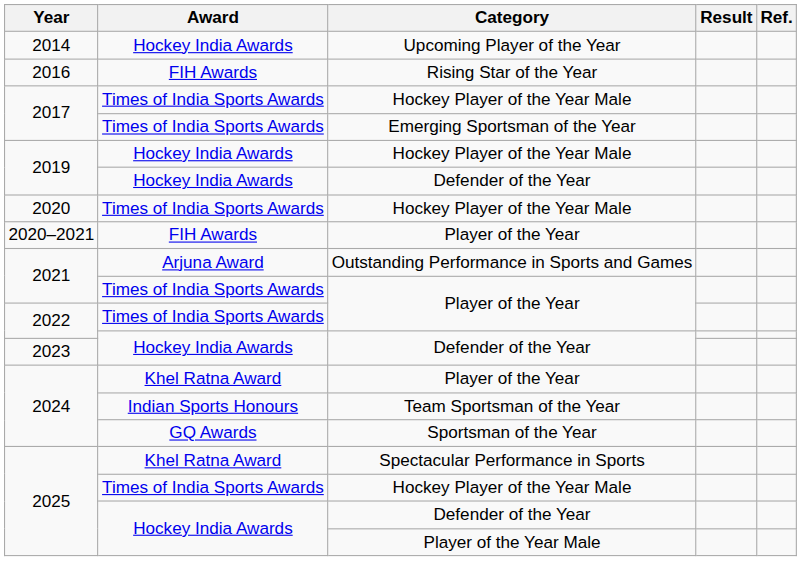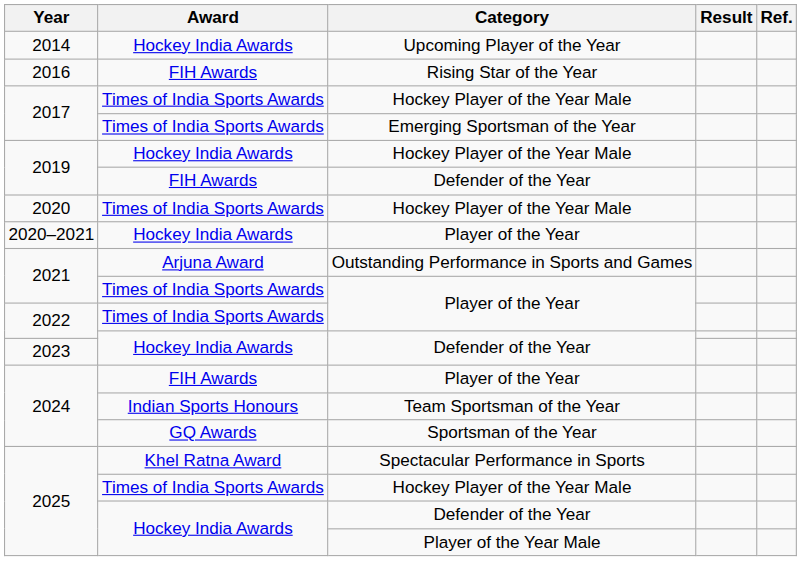(213, 180) Hockey India Awards -> (213, 180) FIH Awards
(213, 235) FIH Awards -> (213, 235) Hockey India Awards
(213, 378) Khel Ratna Award -> (213, 378) FIH Awards
